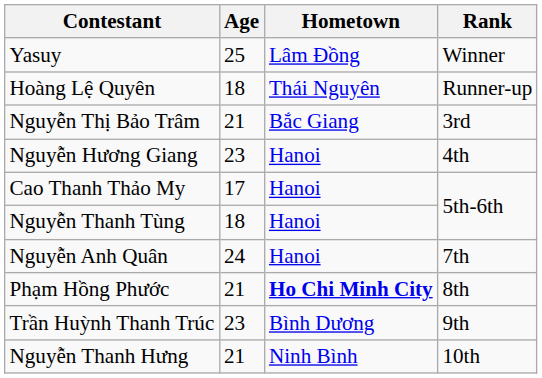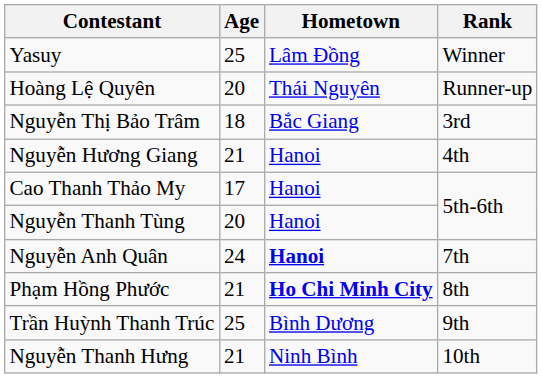(235, 88) 18 -> (235, 88) 20
(235, 121) 21 -> (235, 121) 18
(235, 155) 23 -> (235, 155) 21
(235, 222) 18 -> (235, 222) 20
(295, 255) normal -> (297, 255) bold
(235, 322) 23 -> (235, 322) 25
